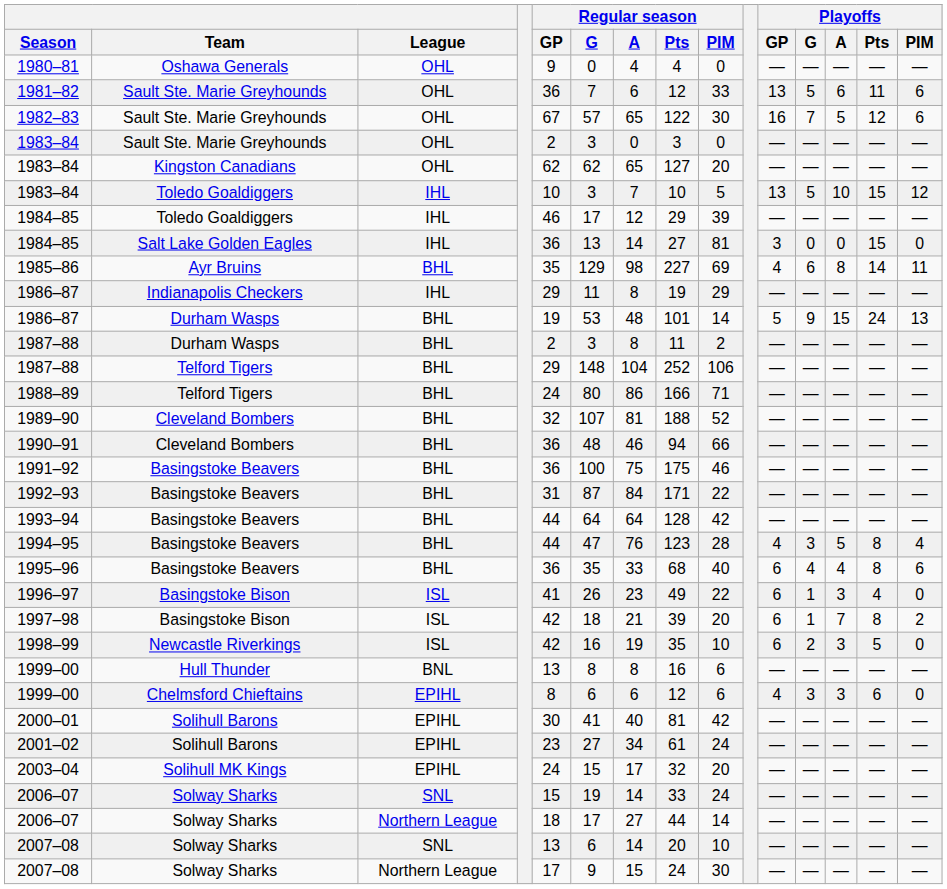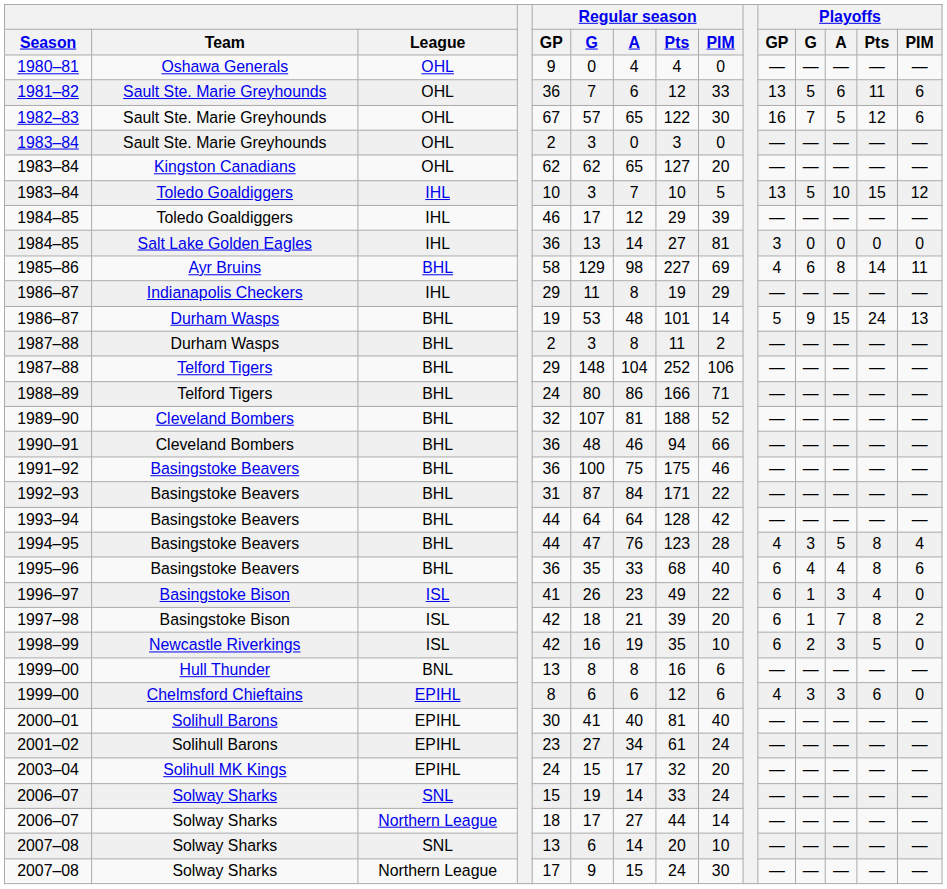(877, 243) 15 -> (877, 243) 0
(551, 268) 35 -> (551, 268) 58
(721, 720) 42 -> (721, 720) 40
